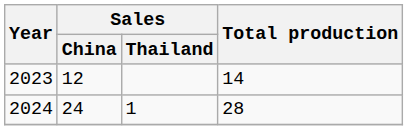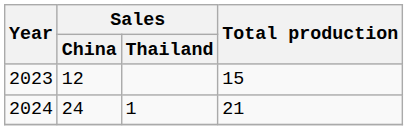(233, 79) 14 -> (233, 79) 15
(233, 109) 28 -> (233, 109) 21
